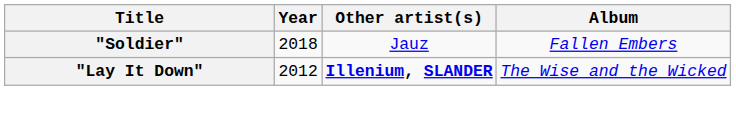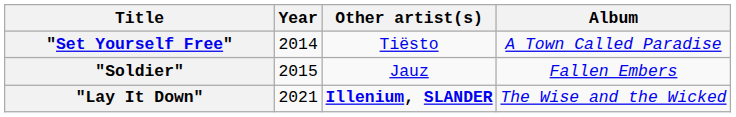+ row: (140, 45)
(298, 45) 2018 -> (298, 71) 2015
(298, 71) 2012 -> (298, 98) 2021
